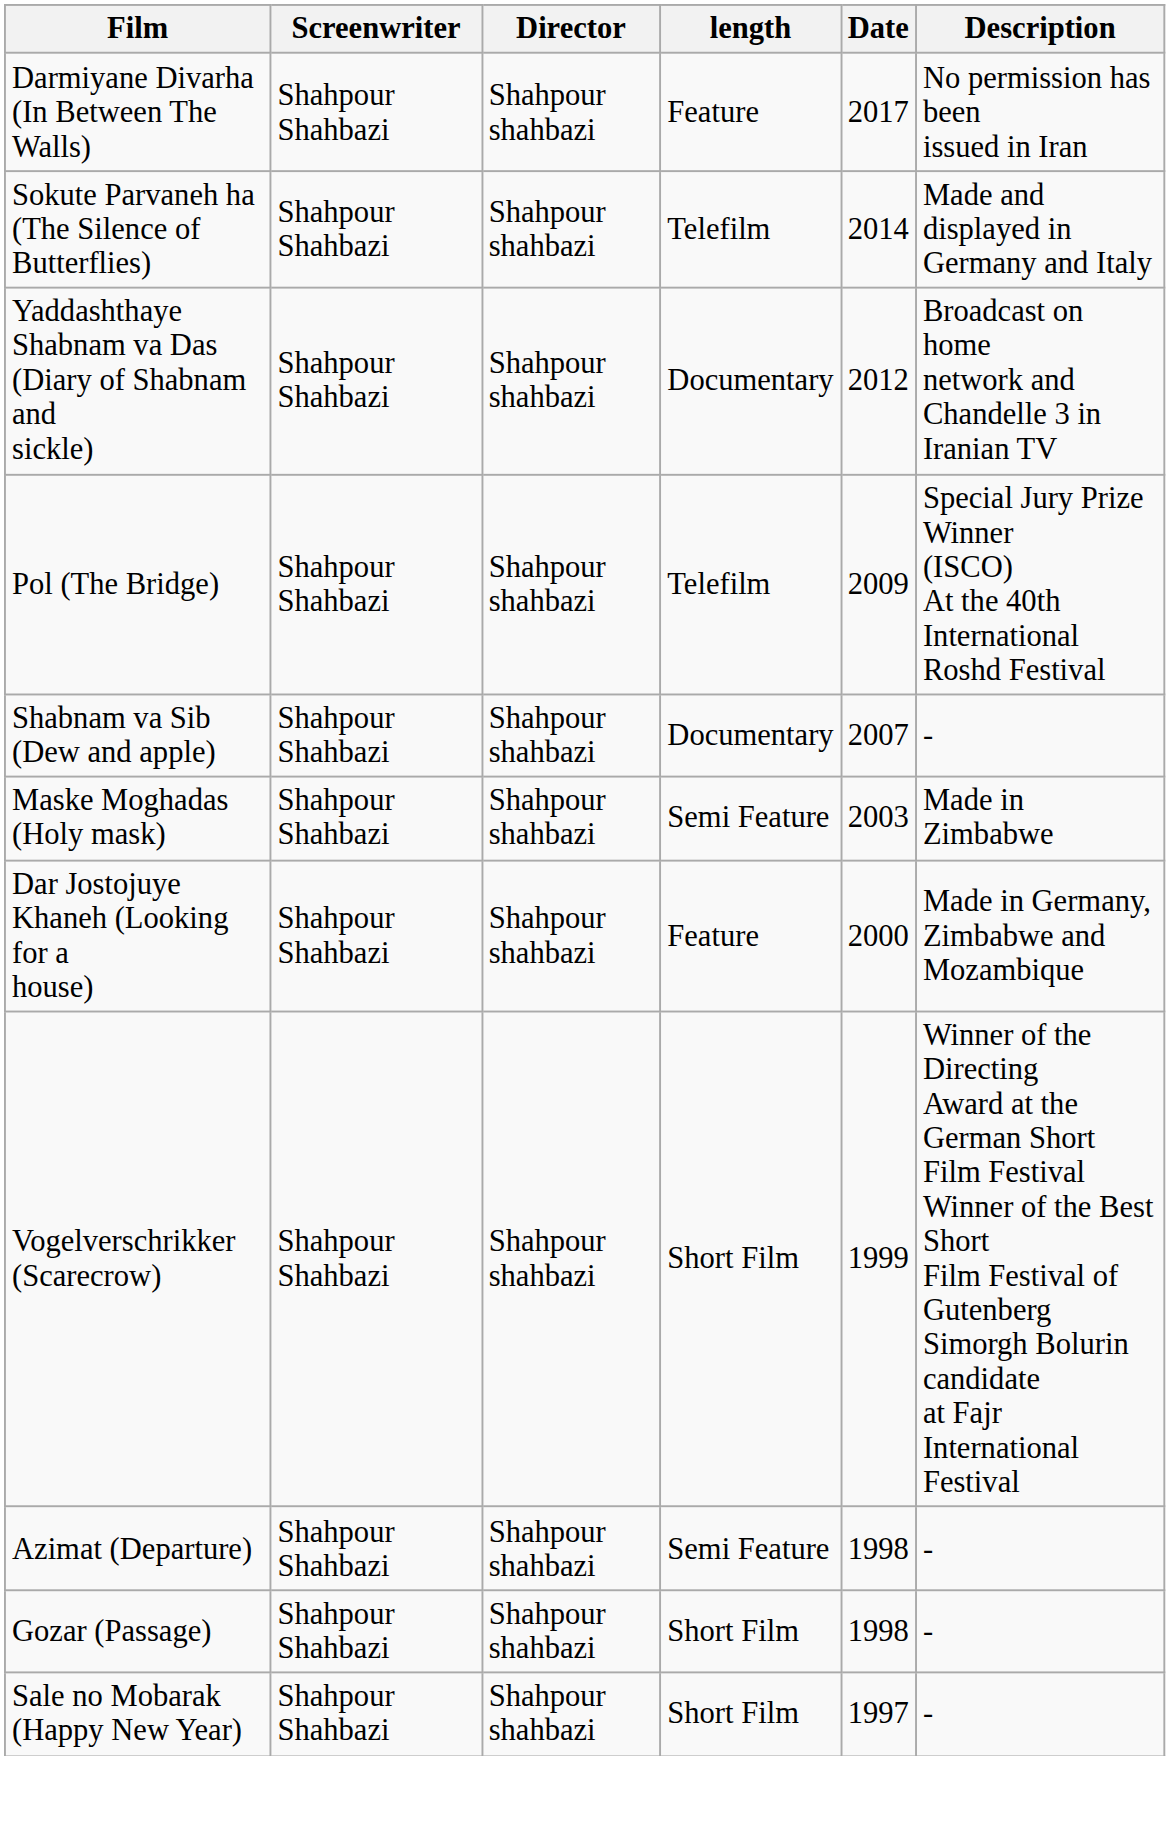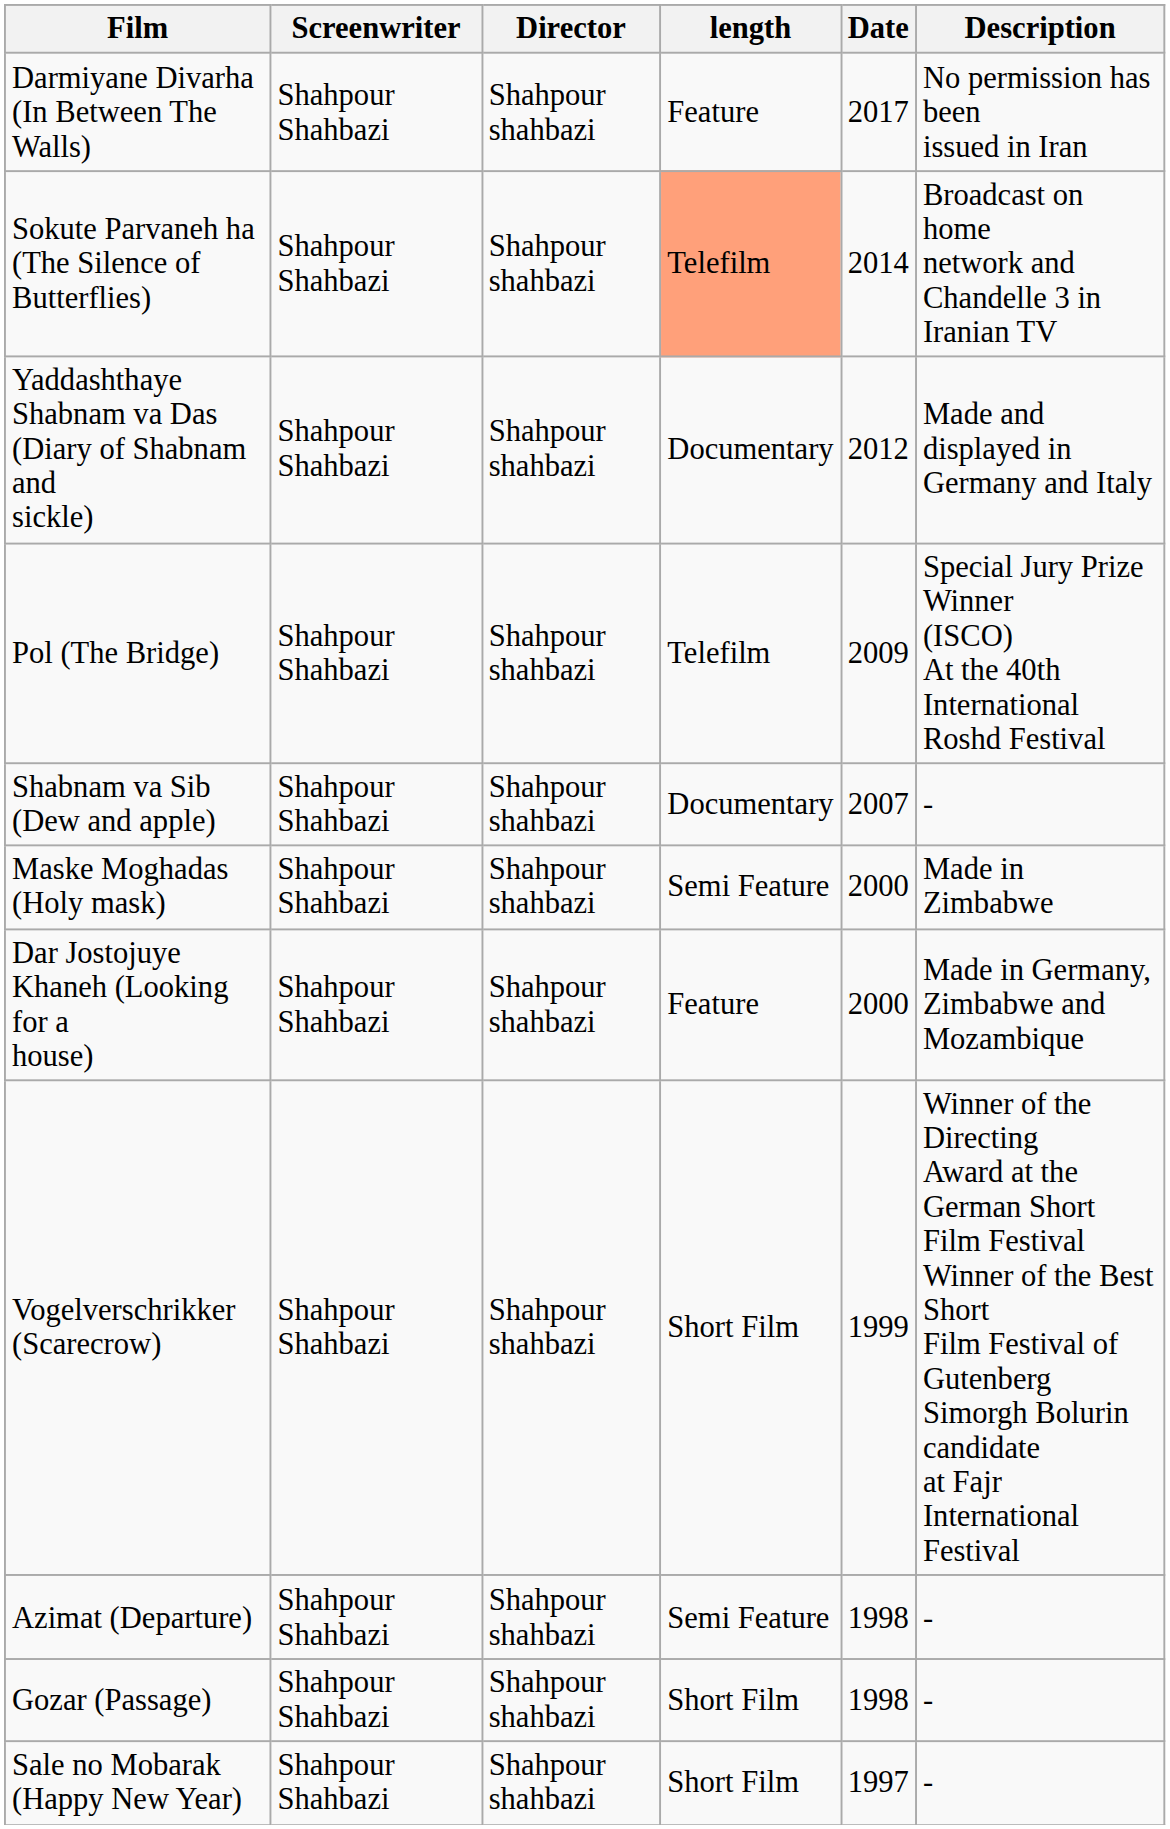(719, 228) no background -> (719, 263) lightsalmon background
(1037, 228) Made and displayed in Germany and Italy -> (1012, 263) Broadcast on home network and Chandelle 3 in Iranian TV
(1012, 380) Broadcast on home network and Chandelle 3 in Iranian TV -> (1037, 449) Made and displayed in Germany and Italy
(878, 818) 2003 -> (878, 886) 2000
